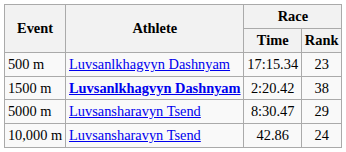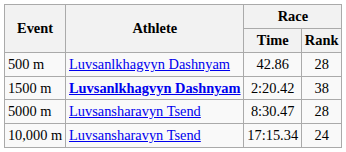(273, 64) 17:15.34 -> (273, 64) 42.86
(322, 64) 23 -> (322, 64) 28
(322, 111) 29 -> (322, 111) 28
(273, 135) 42.86 -> (273, 135) 17:15.34
